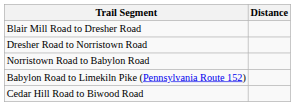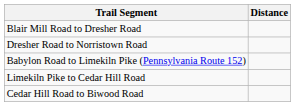- row: (78, 61)
+ row: (76, 77)
